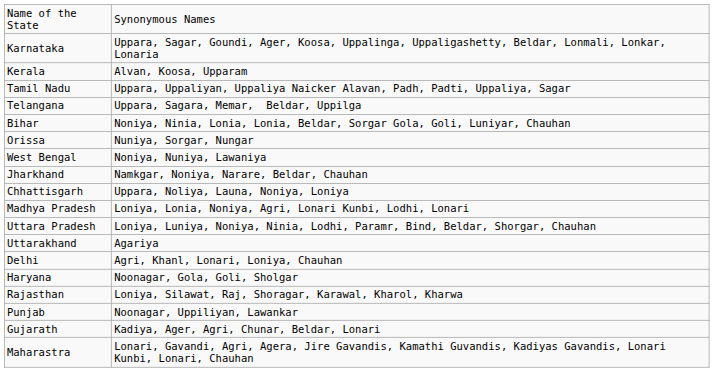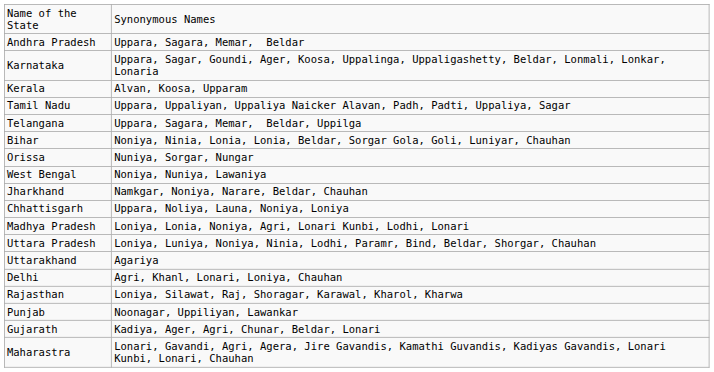+ row: (51, 42)
- row: (29, 278)
